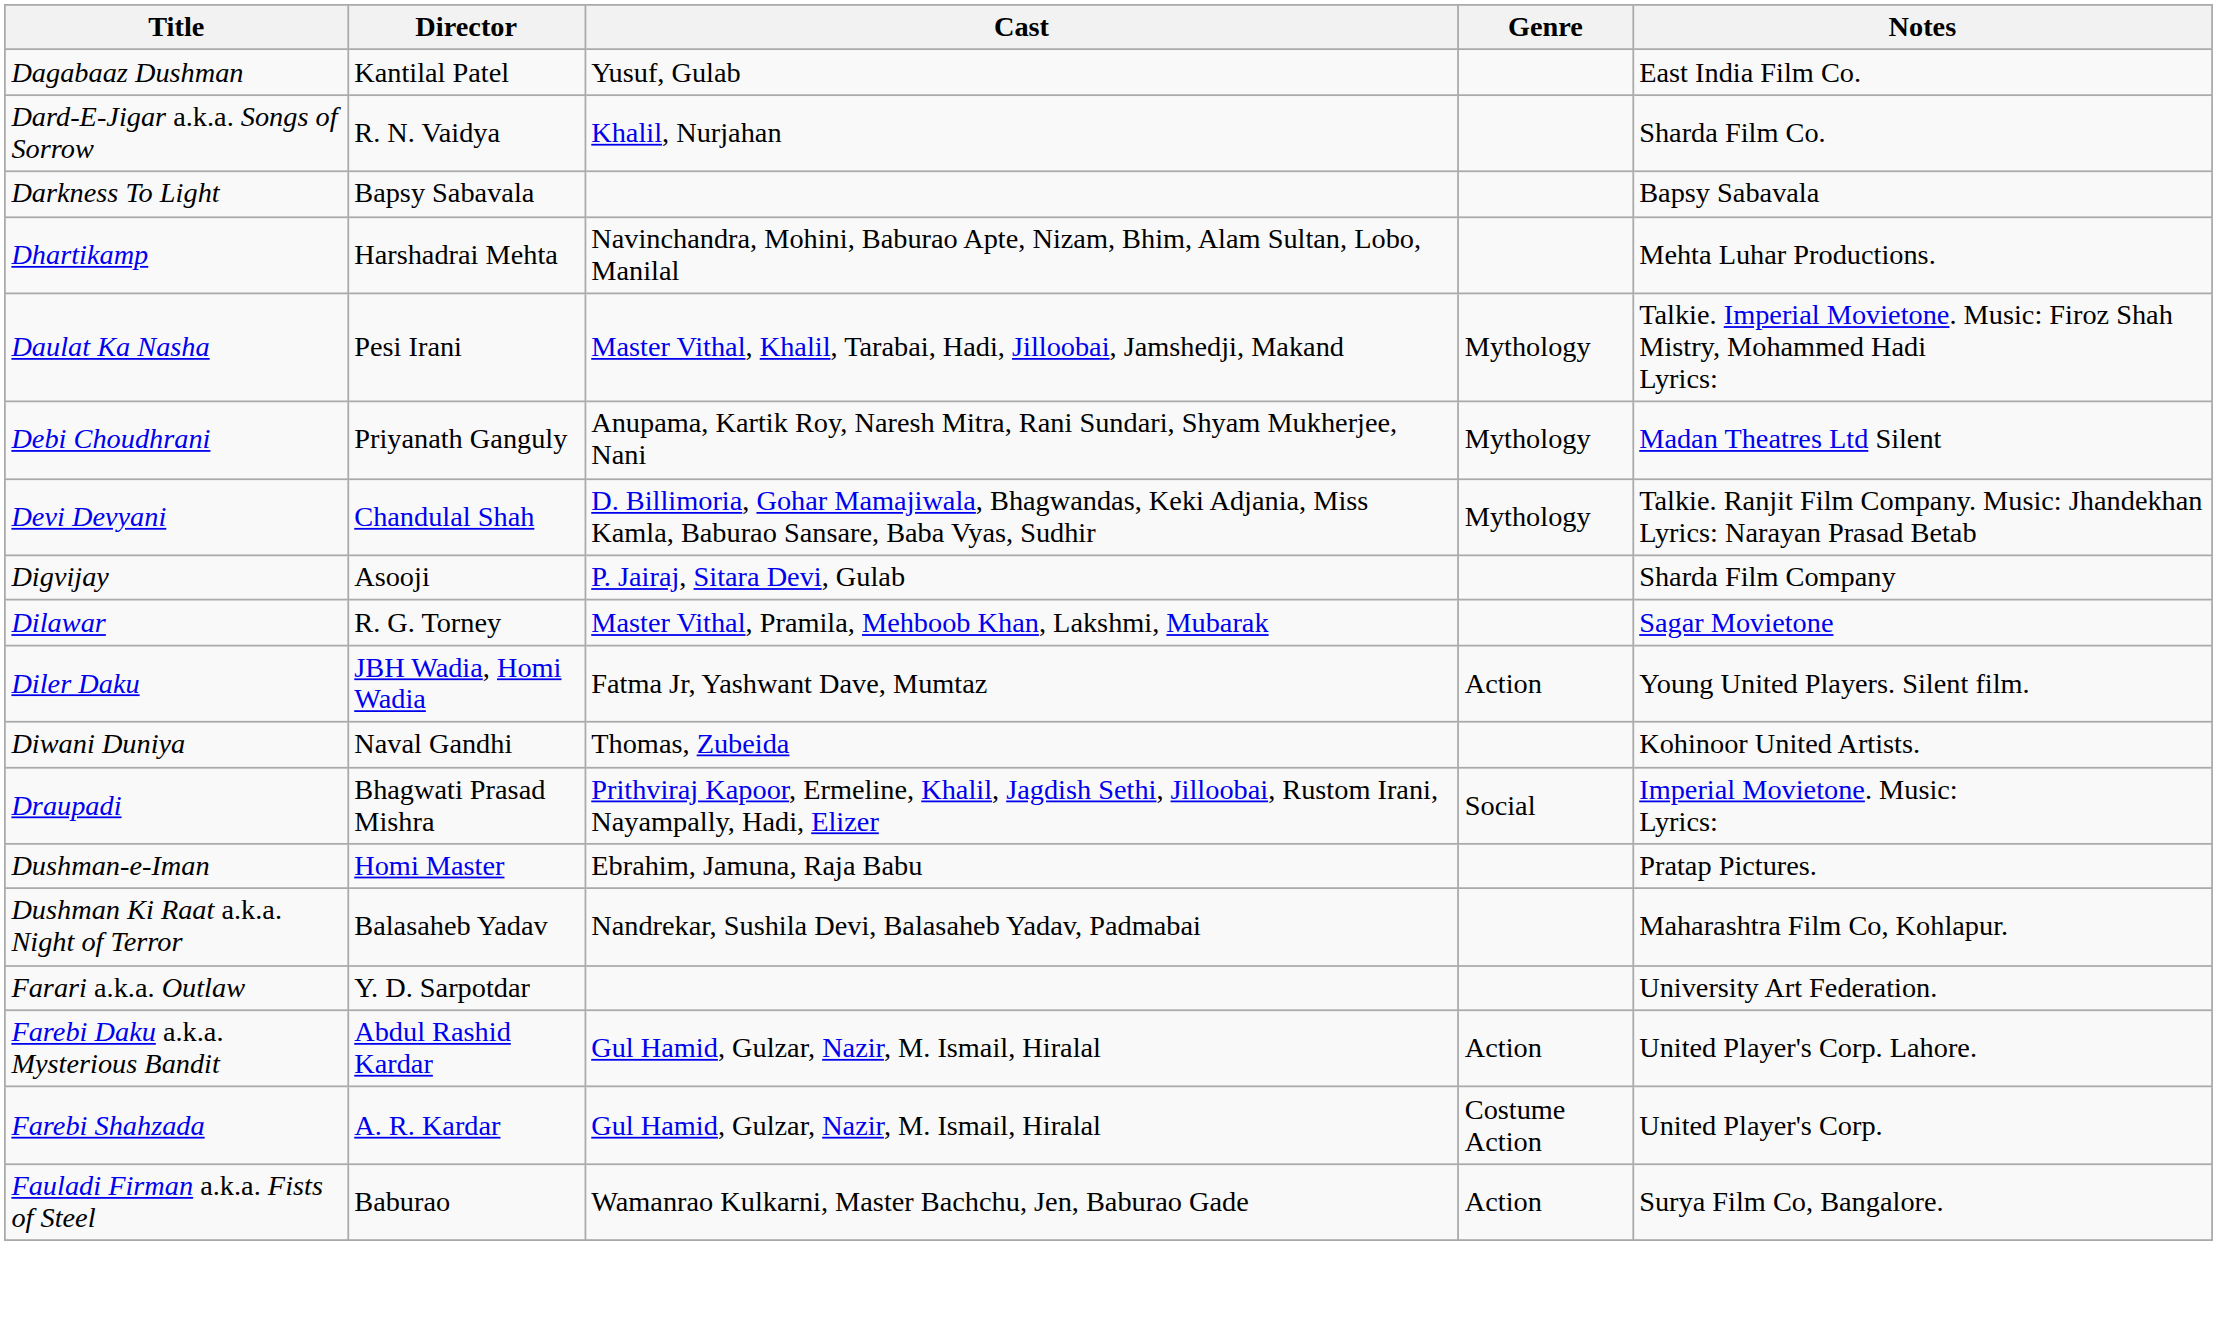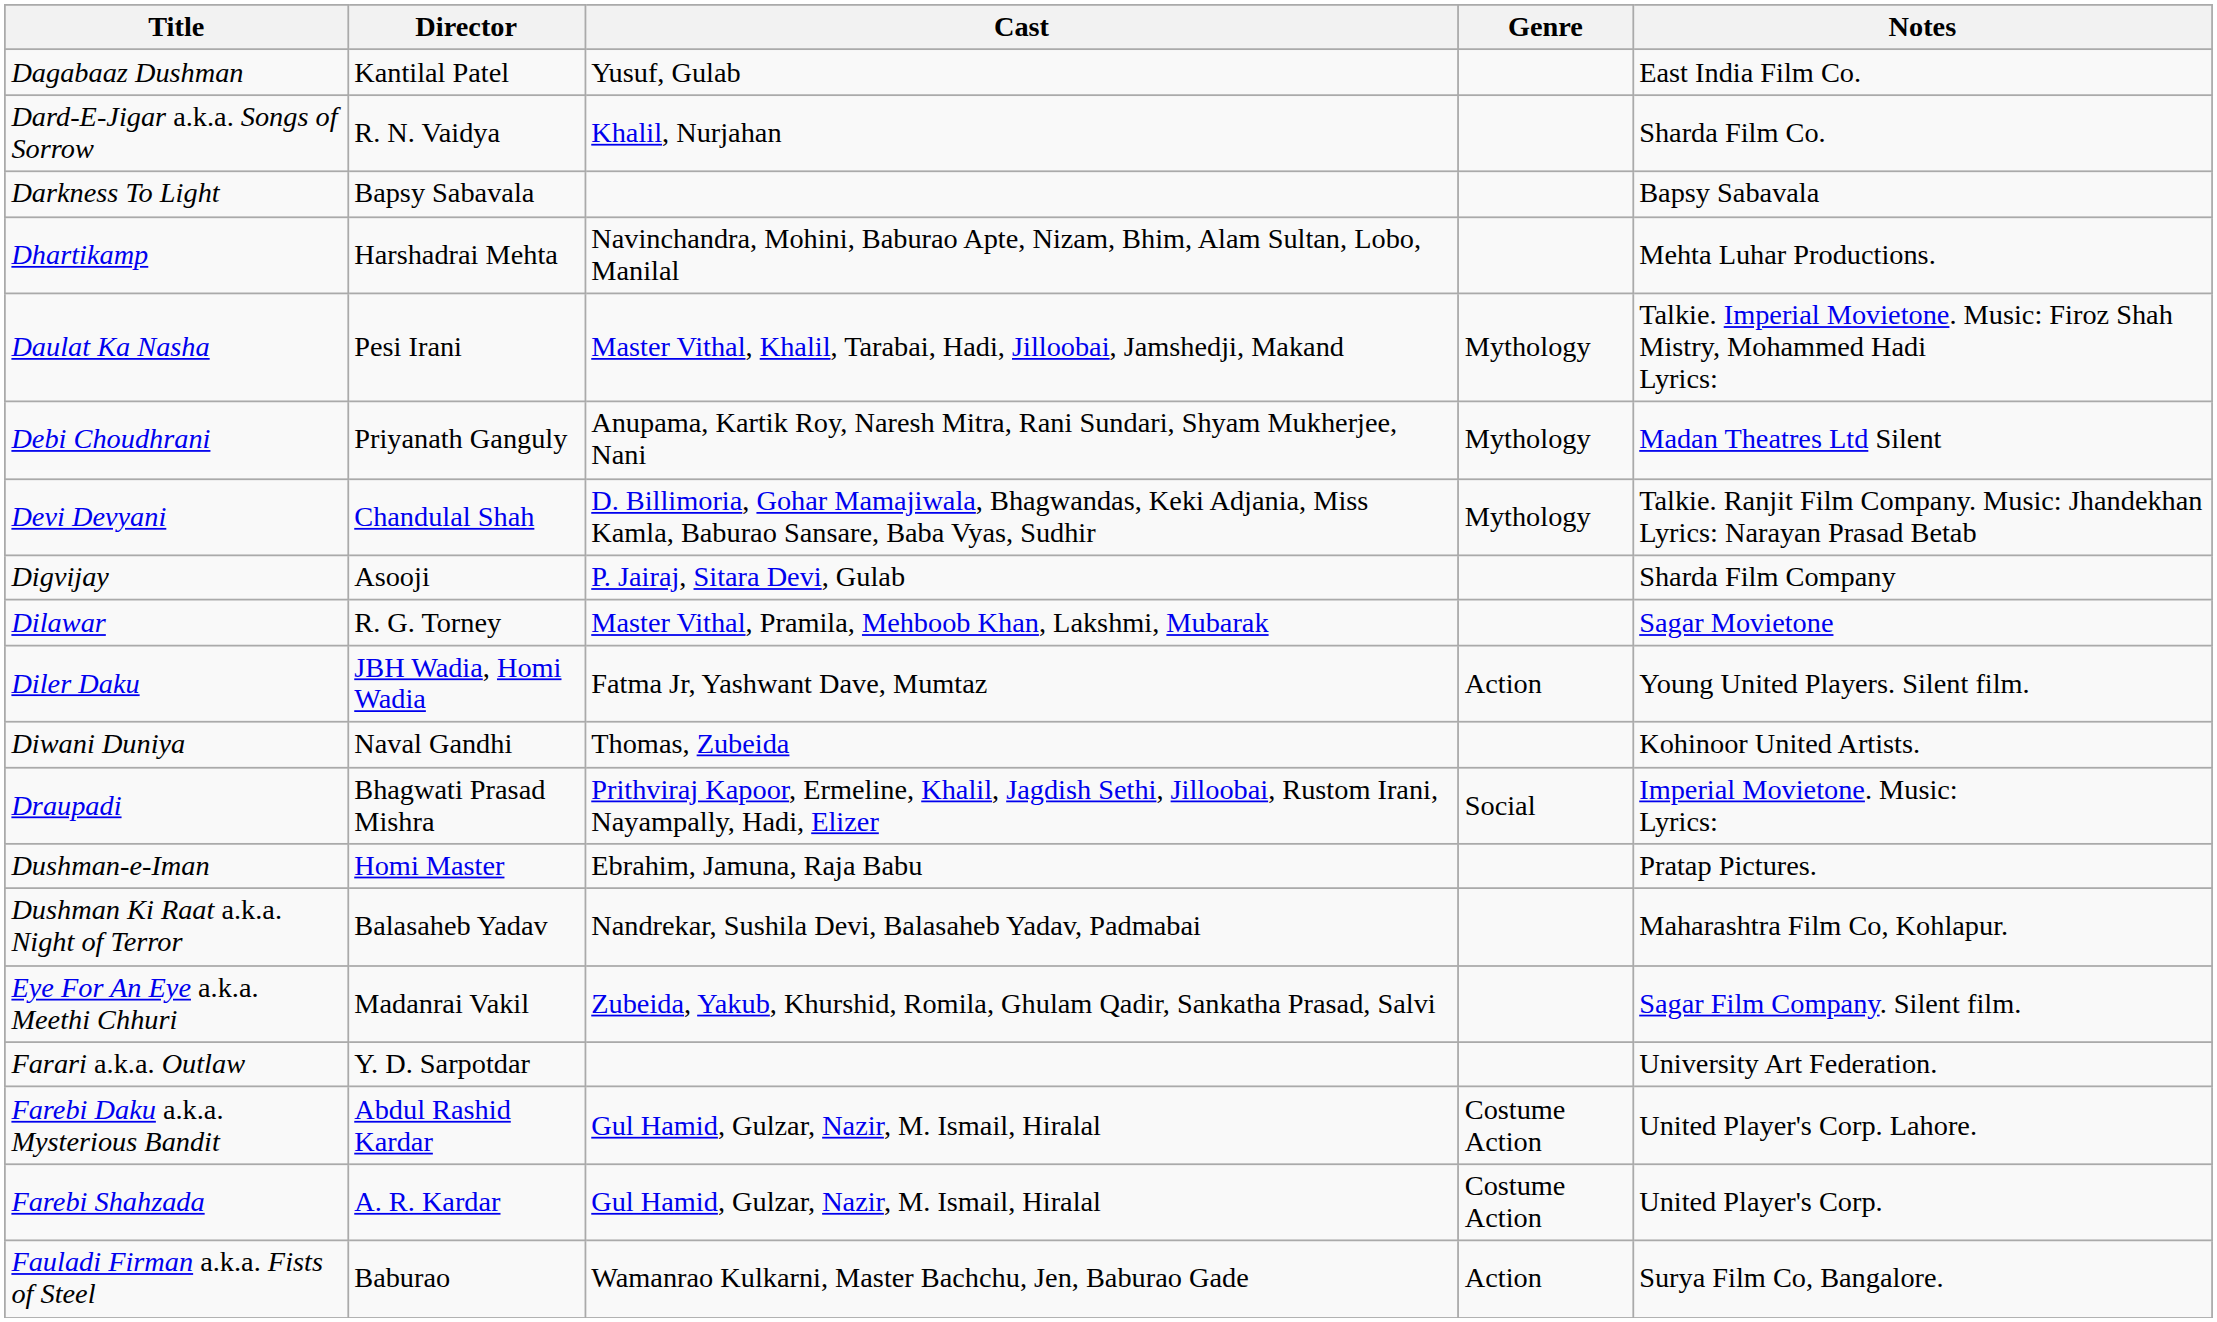+ row: (135, 1003)
(1503, 1048) Action -> (1515, 1125) Costume Action
